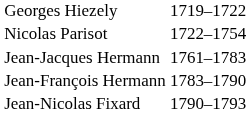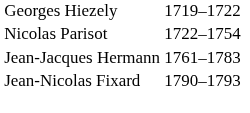- row: (85, 80)
